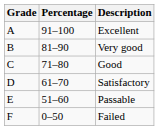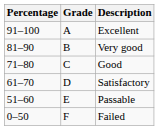columns swapped: (67, 13) <-> (22, 13)
